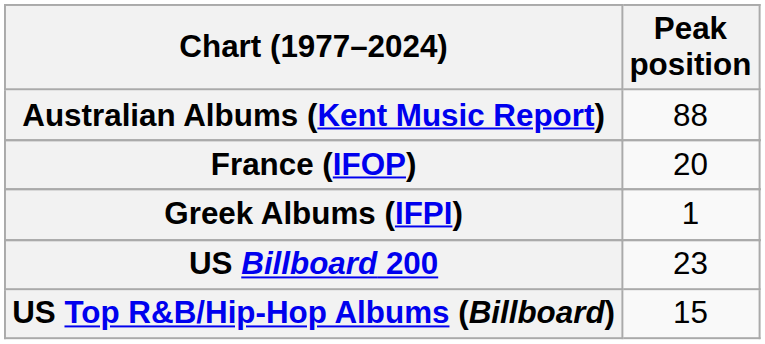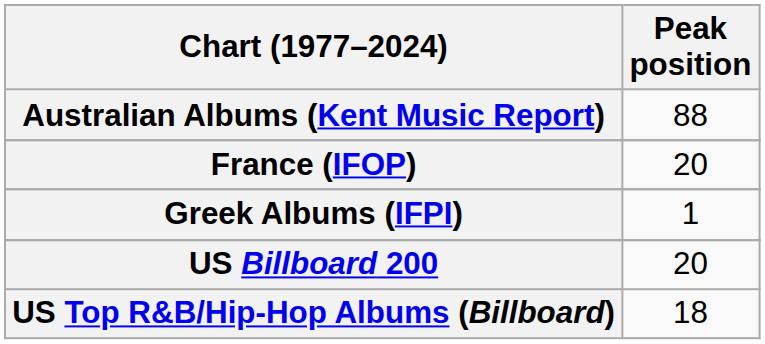(690, 263) 23 -> (690, 263) 20
(690, 313) 15 -> (690, 313) 18
